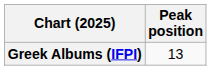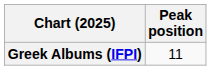(176, 53) 13 -> (176, 53) 11
